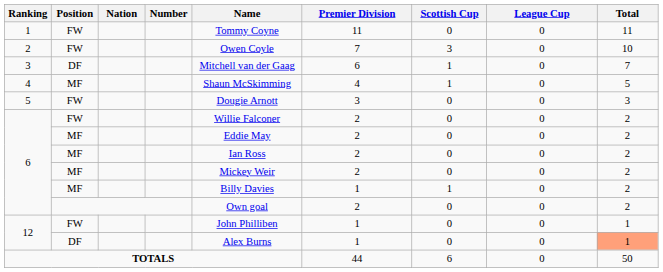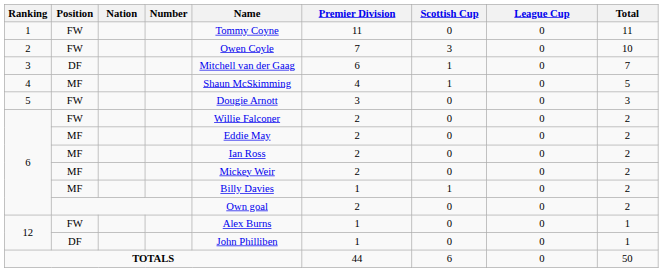(247, 223) John Philliben -> (247, 223) Alex Burns
(247, 241) Alex Burns -> (247, 241) John Philliben
(627, 241) lightsalmon background -> (627, 241) no background
